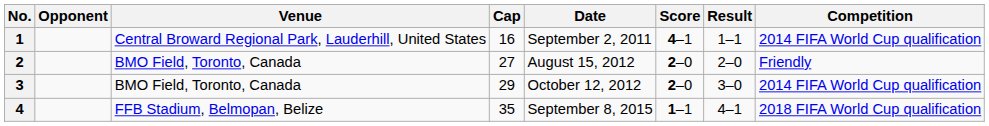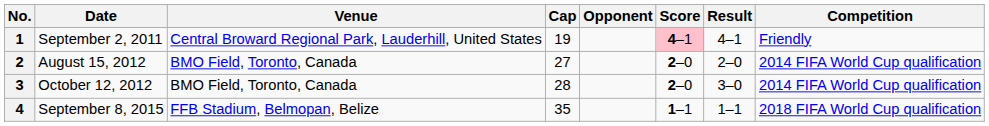columns swapped: (590, 16) <-> (73, 16)
(507, 39) 16 -> (563, 39) 19
(680, 39) no background -> (680, 39) pink background
(730, 39) 1–1 -> (730, 39) 4–1
(870, 39) 2014 FIFA World Cup qualification -> (785, 39) Friendly
(785, 62) Friendly -> (870, 62) 2014 FIFA World Cup qualification
(507, 86) 29 -> (563, 86) 28
(730, 109) 4–1 -> (730, 109) 1–1
